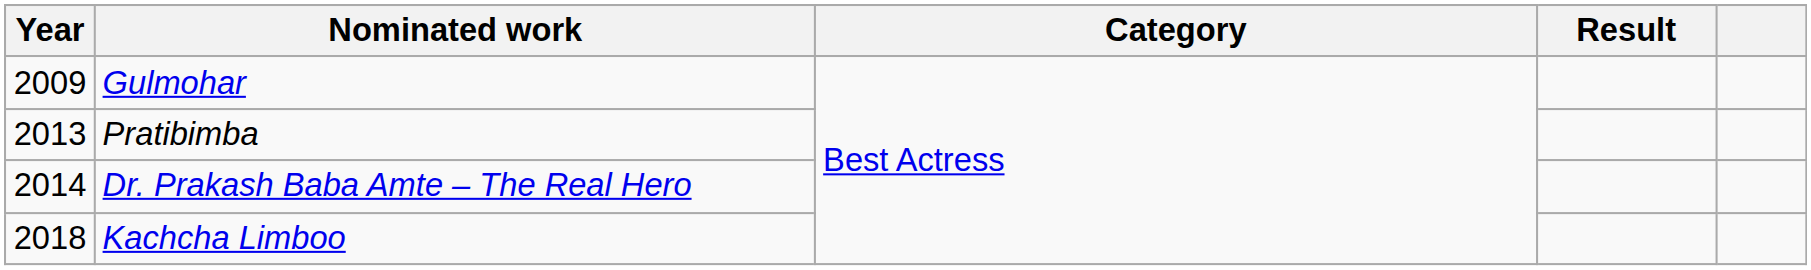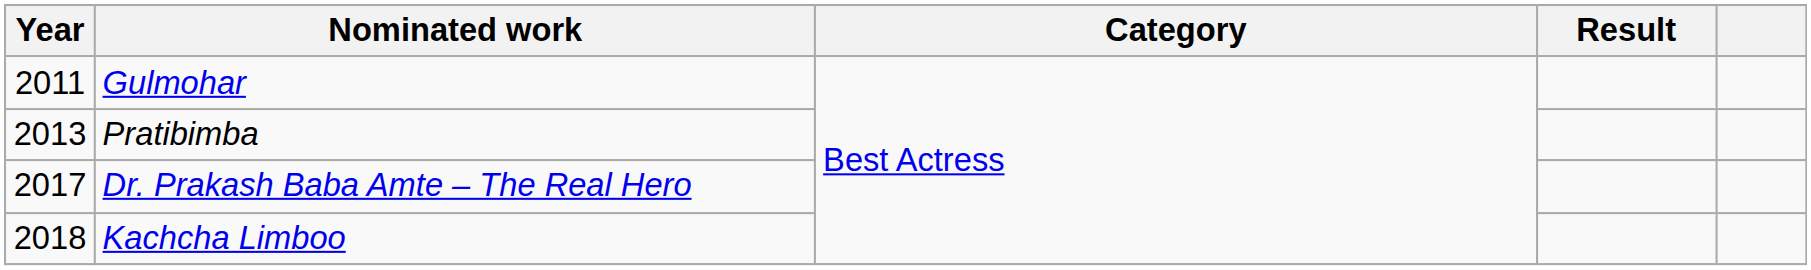(50, 82) 2009 -> (50, 82) 2011
(50, 185) 2014 -> (50, 185) 2017
